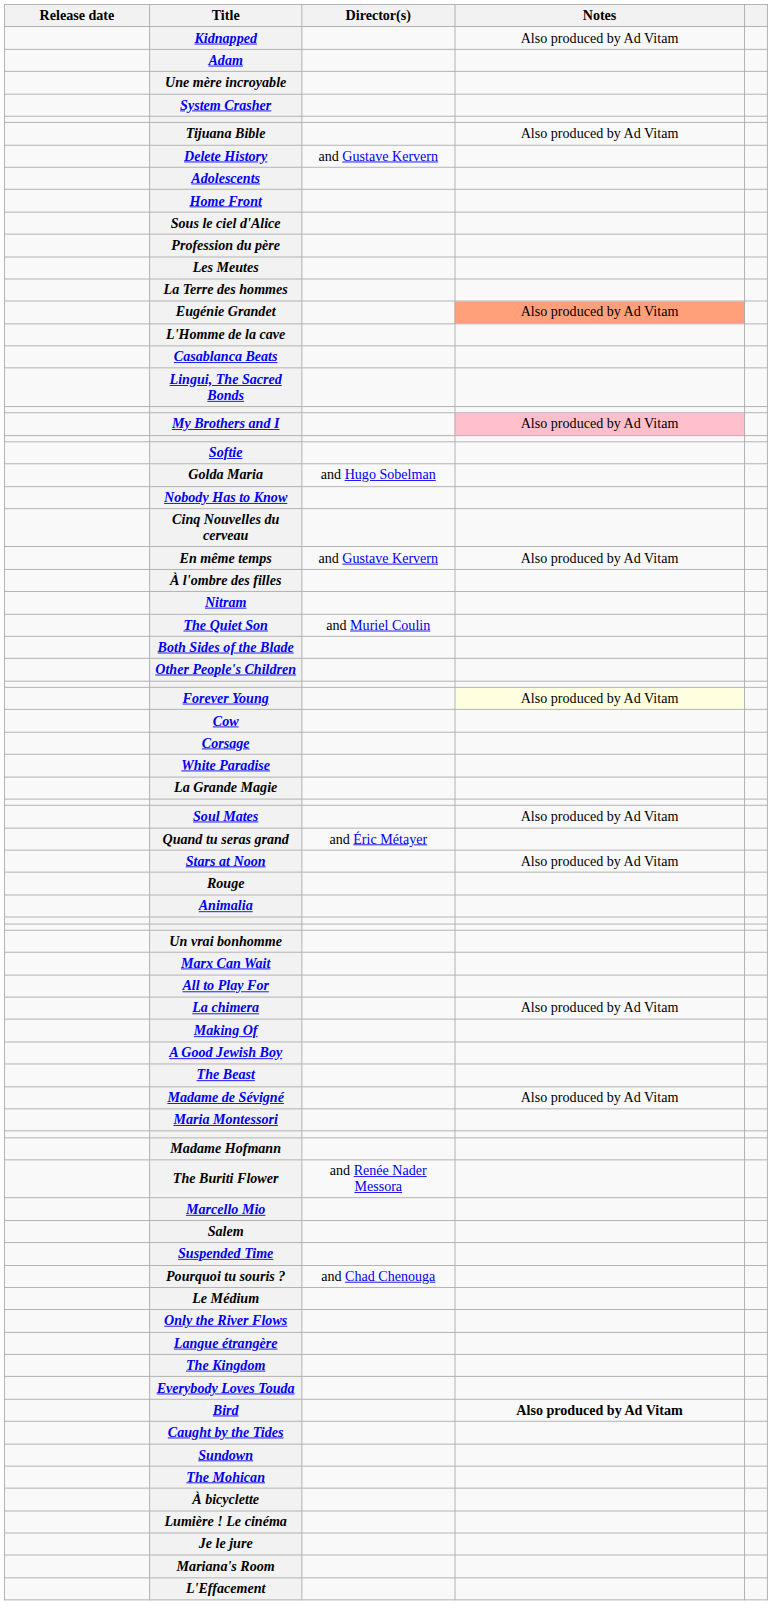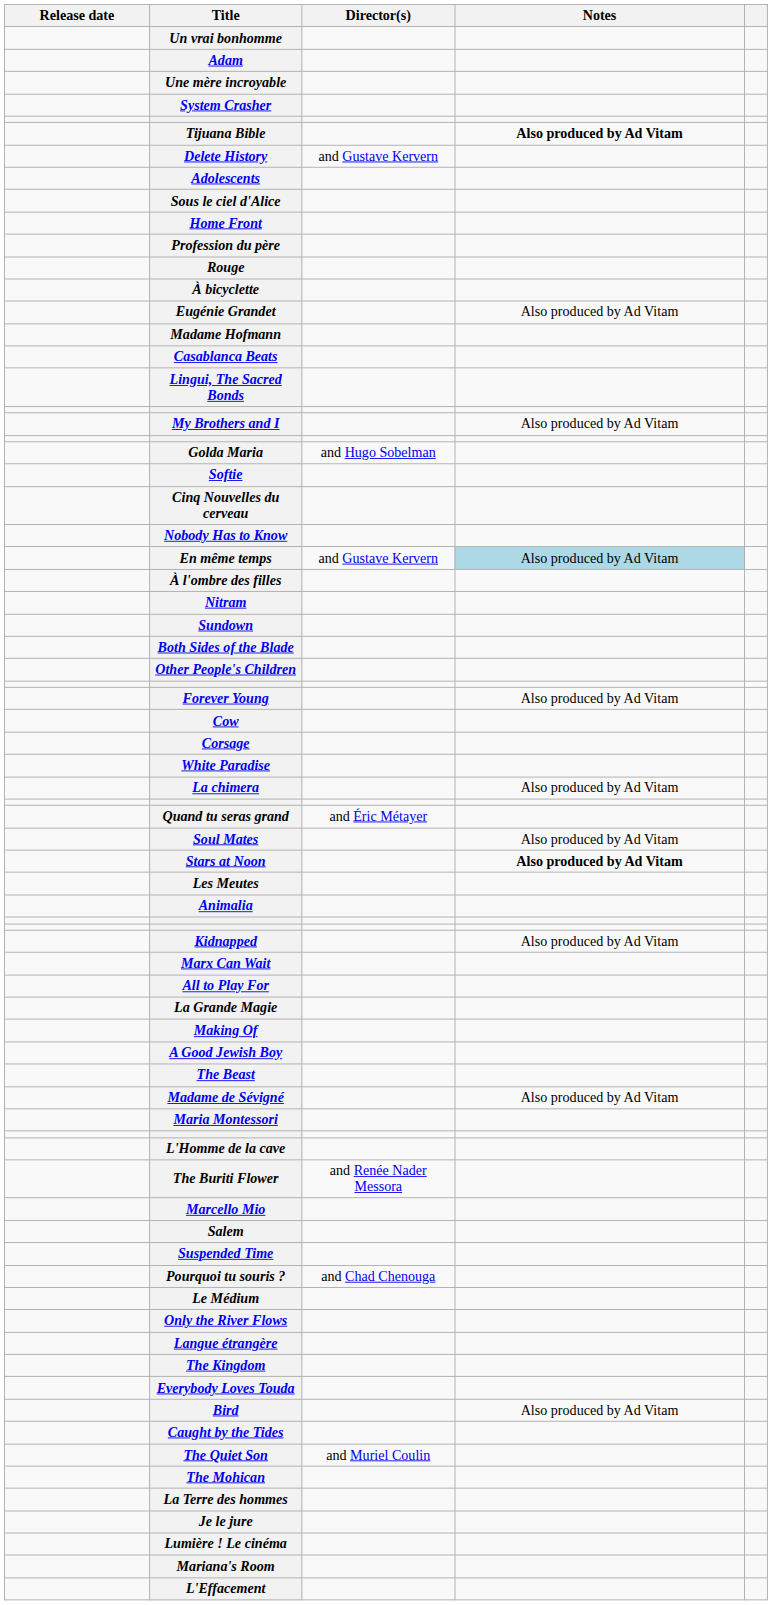rows swapped: (226, 941) <-> (226, 37)
(600, 133) normal -> (600, 133) bold
rows swapped: (226, 200) <-> (226, 223)
rows swapped: (226, 883) <-> (226, 267)
rows swapped: (226, 290) <-> (226, 1499)
(600, 312) lightsalmon background -> (600, 312) no background
rows swapped: (226, 334) <-> (226, 1148)
(600, 424) pink background -> (600, 424) no background
rows swapped: (226, 475) <-> (226, 452)
rows swapped: (226, 527) <-> (226, 497)
(600, 558) no background -> (600, 558) lightblue background
rows swapped: (226, 1454) <-> (226, 625)
(600, 698) lightyellow background -> (600, 698) no background
rows swapped: (226, 787) <-> (226, 1008)
rows swapped: (226, 816) <-> (226, 839)
(600, 861) normal -> (600, 861) bold
(600, 1410) bold -> (600, 1410) normal
rows swapped: (226, 1521) <-> (226, 1544)
